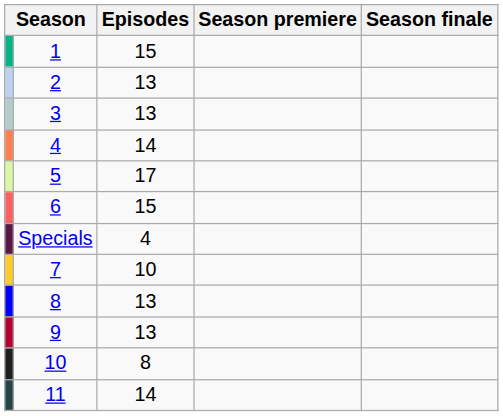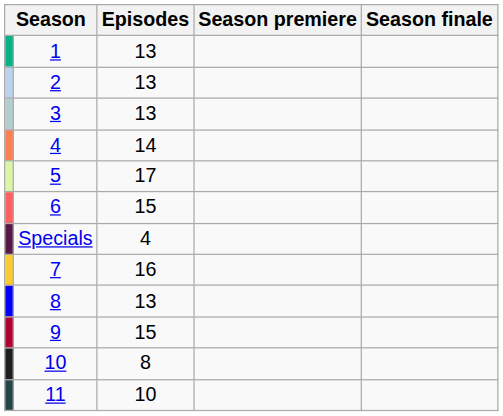(145, 51) 15 -> (145, 51) 13
(145, 269) 10 -> (145, 269) 16
(145, 332) 13 -> (145, 332) 15
(145, 394) 14 -> (145, 394) 10
